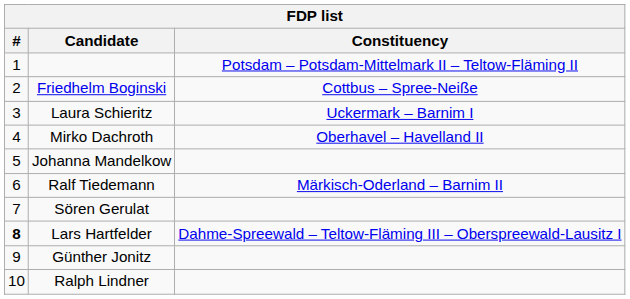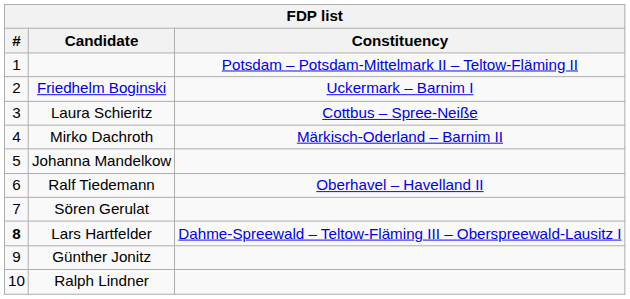(400, 88) Cottbus – Spree-Neiße -> (400, 88) Uckermark – Barnim I
(400, 112) Uckermark – Barnim I -> (400, 112) Cottbus – Spree-Neiße
(400, 137) Oberhavel – Havelland II -> (400, 137) Märkisch-Oderland – Barnim II
(400, 185) Märkisch-Oderland – Barnim II -> (400, 185) Oberhavel – Havelland II
